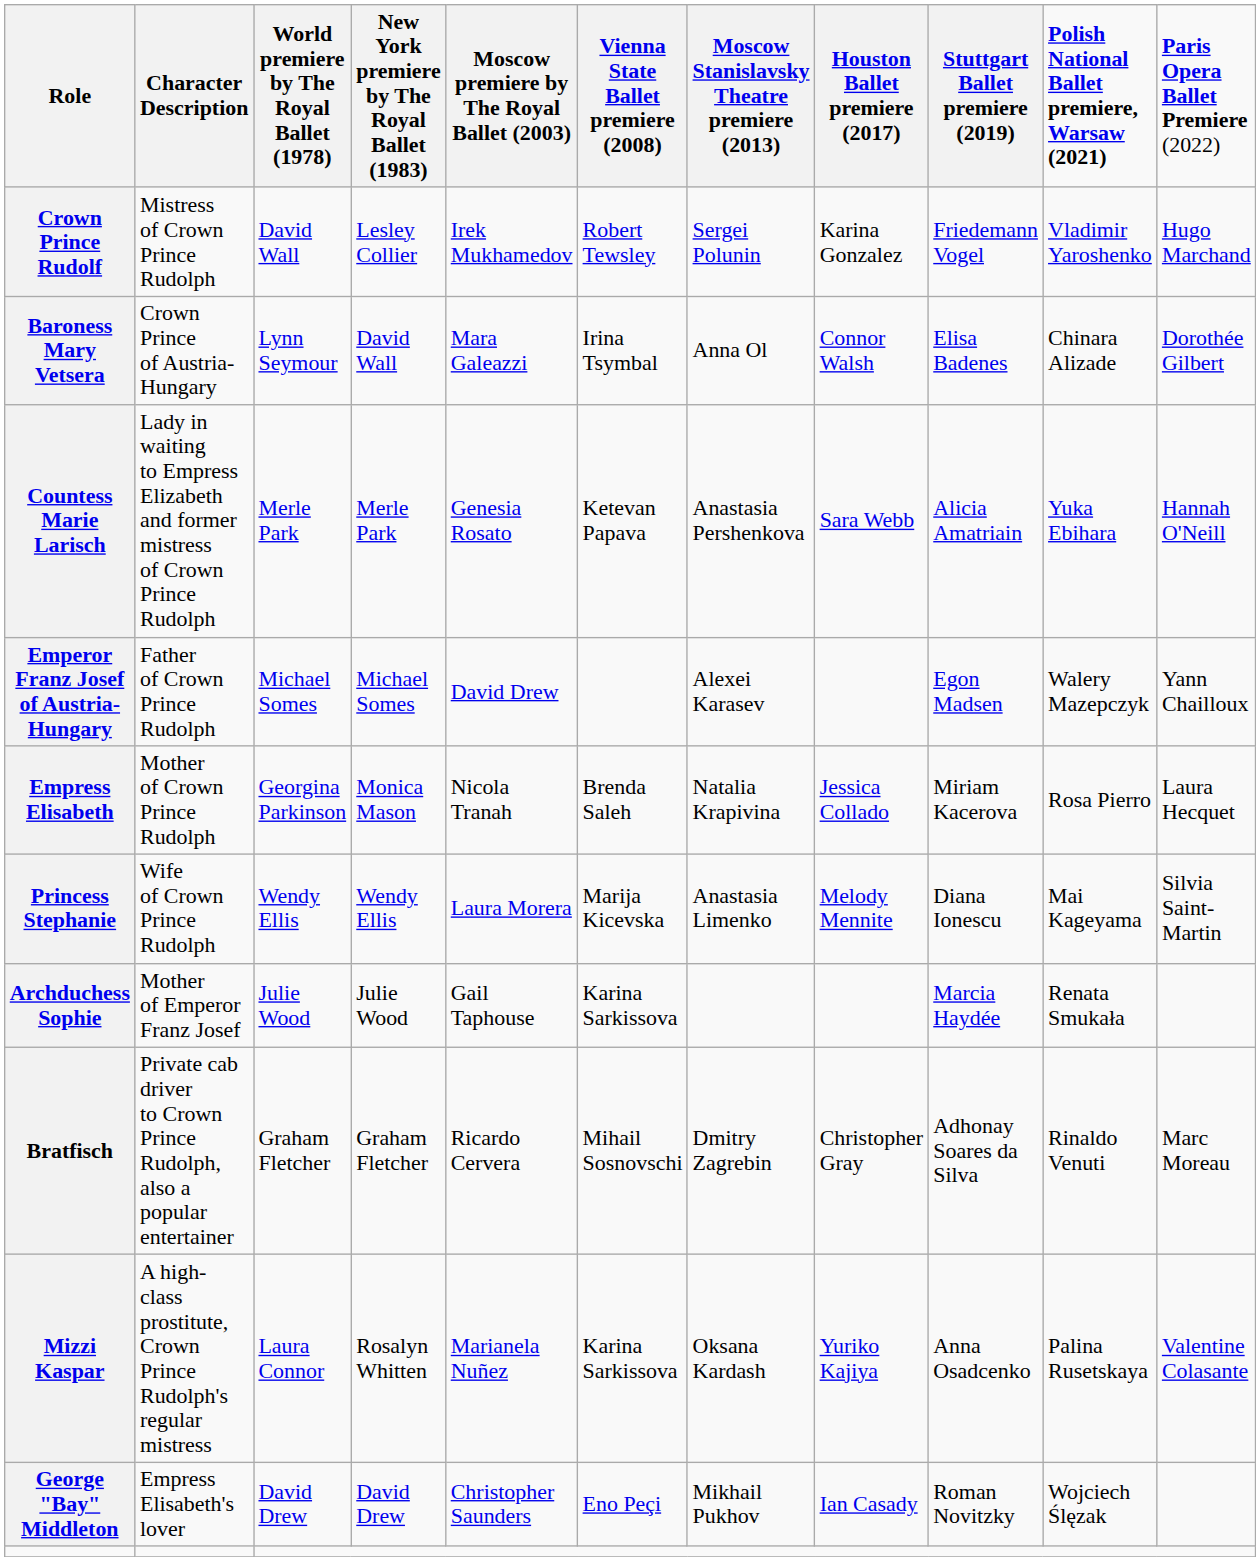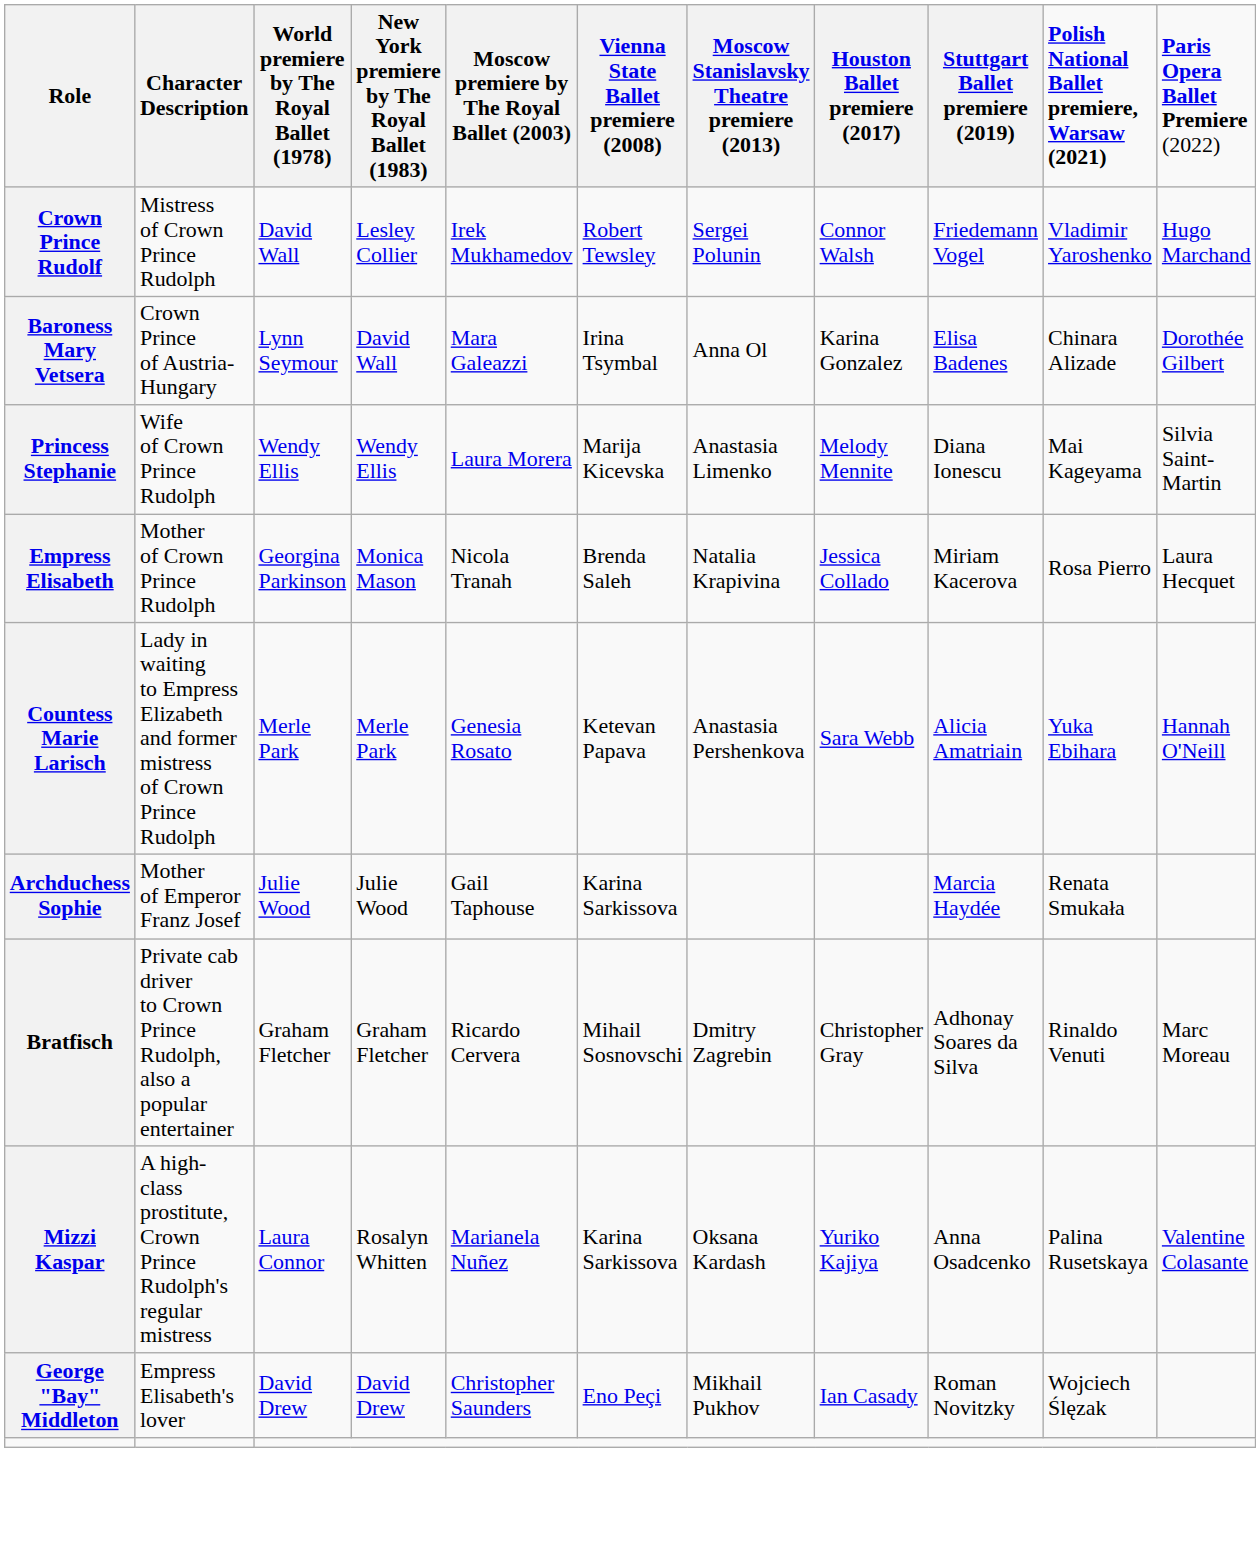(861, 241) Karina Gonzalez -> (853, 241) Connor Walsh
(853, 350) Connor Walsh -> (861, 350) Karina Gonzalez
rows swapped: (70, 908) <-> (70, 520)
- row: (70, 691)
